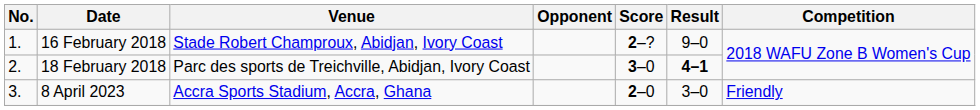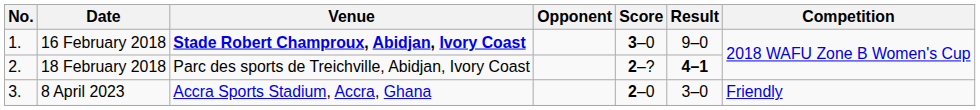(338, 42) normal -> (350, 42) bold
(641, 42) 2–? -> (641, 42) 3–0
(641, 67) 3–0 -> (641, 67) 2–?
